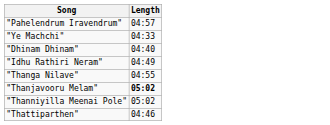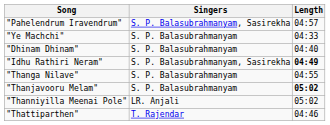+ column: (211, 11)
(143, 63) normal -> (306, 63) bold
